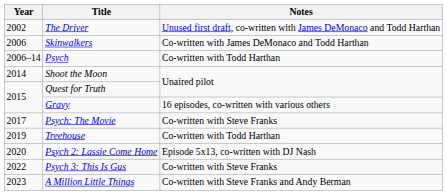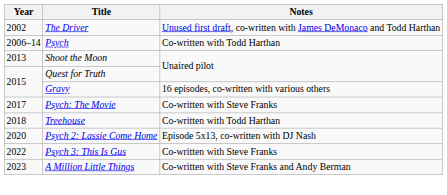- row: (69, 43)
(16, 74) 2014 -> (16, 58) 2013
(16, 136) 2019 -> (16, 120) 2018
